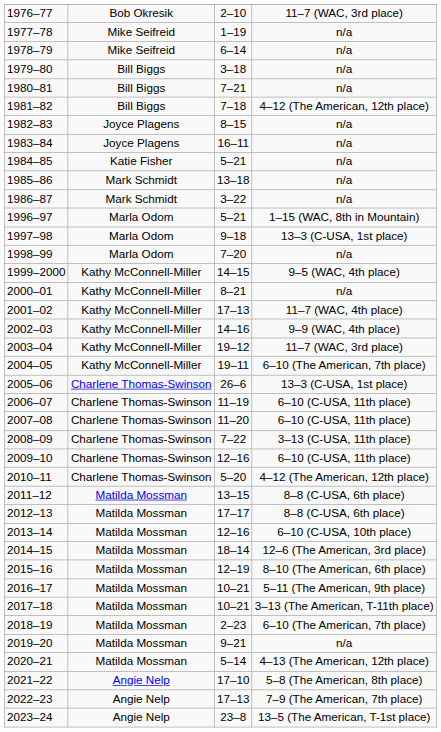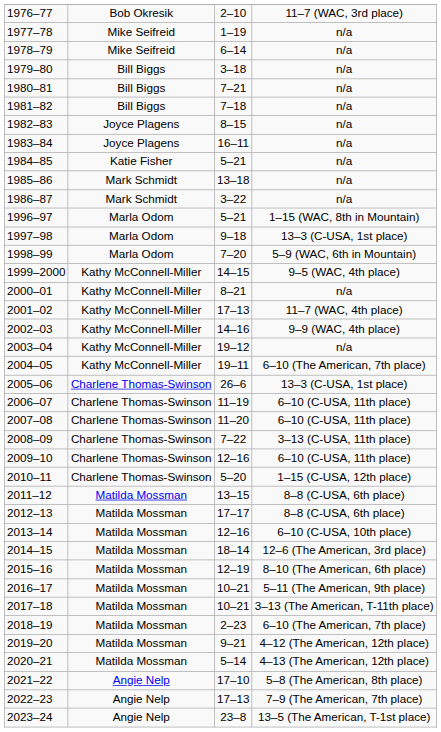(344, 106) 4–12 (The American, 12th place) -> (344, 106) n/a
(344, 254) n/a -> (344, 254) 5–9 (WAC, 6th in Mountain)
(344, 347) 11–7 (WAC, 3rd place) -> (344, 347) n/a
(344, 476) 4–12 (The American, 12th place) -> (344, 476) 1–15 (C-USA, 12th place)
(344, 643) n/a -> (344, 643) 4–12 (The American, 12th place)
